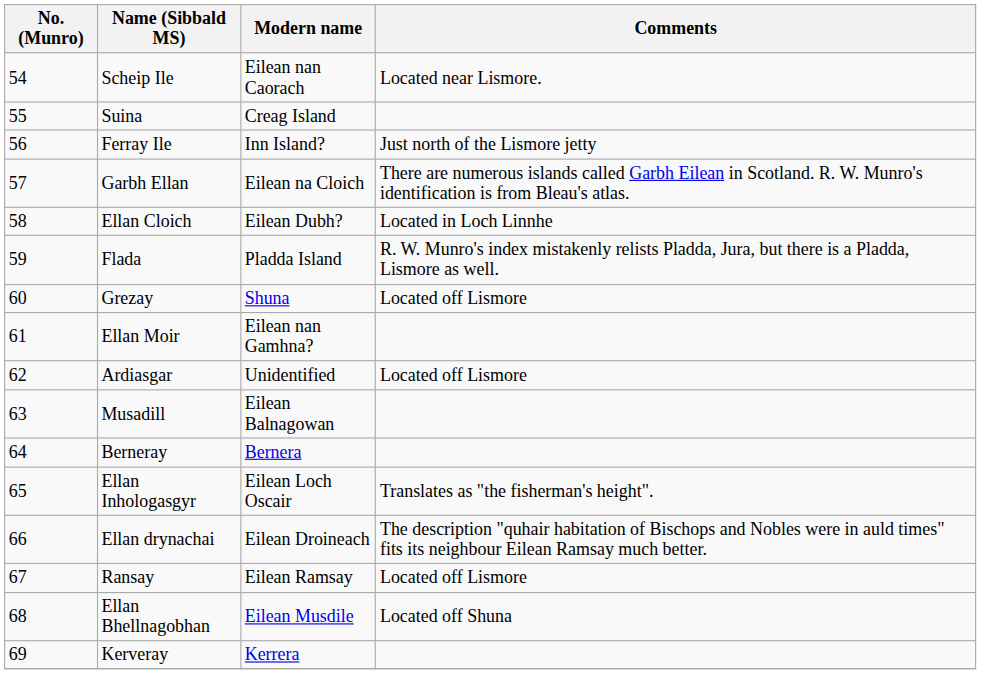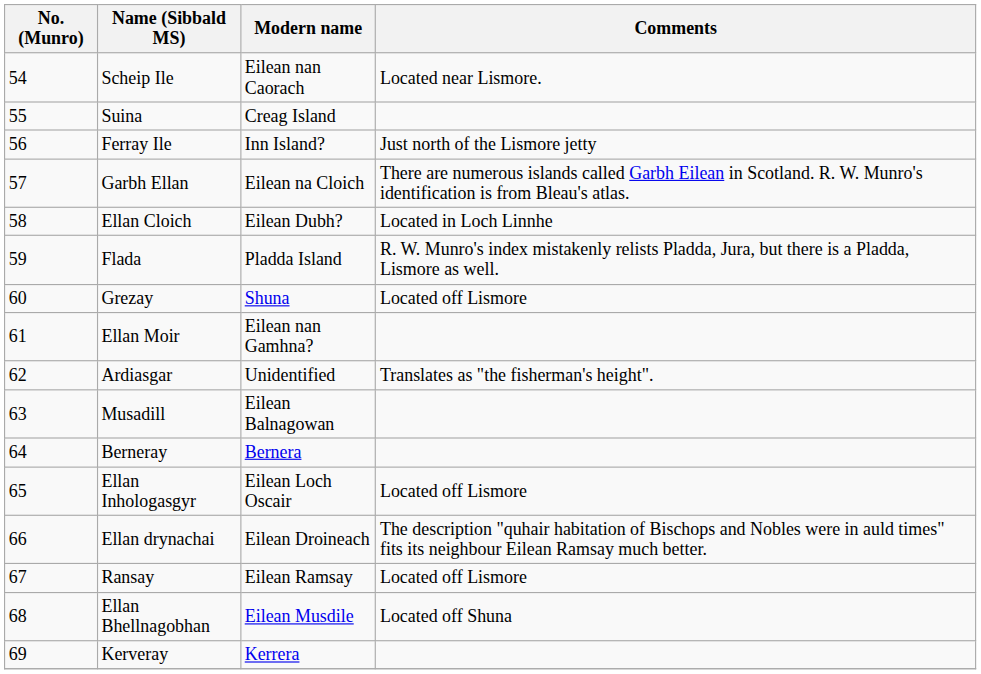(453, 375) Located off Lismore -> (517, 375) Translates as "the fisherman's height".
(517, 490) Translates as "the fisherman's height". -> (453, 490) Located off Lismore
